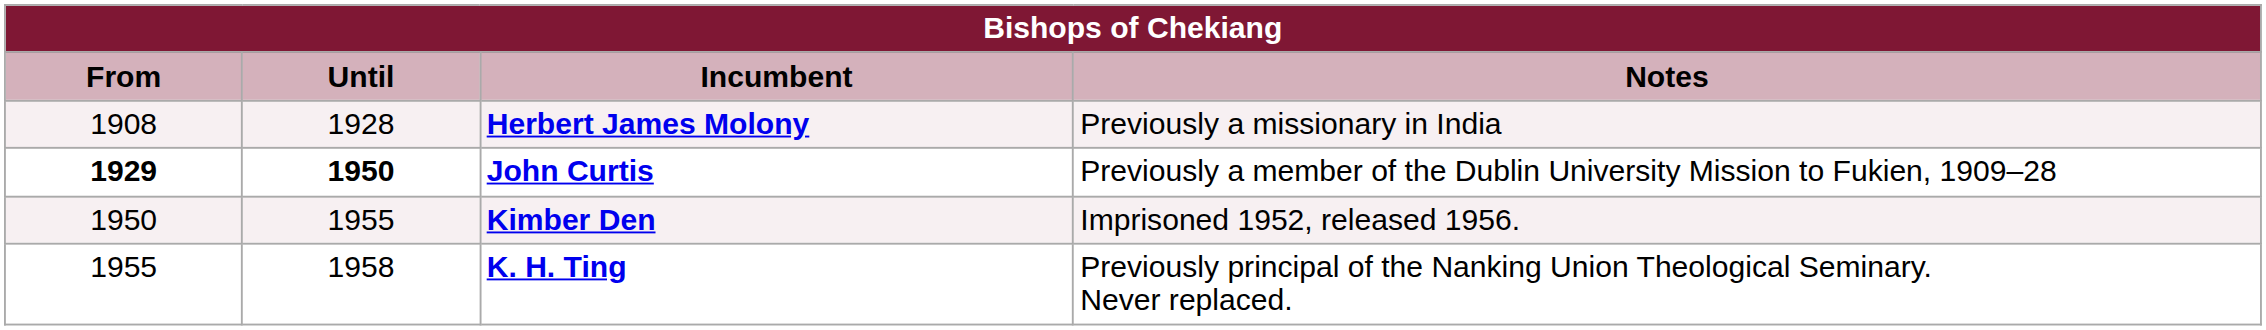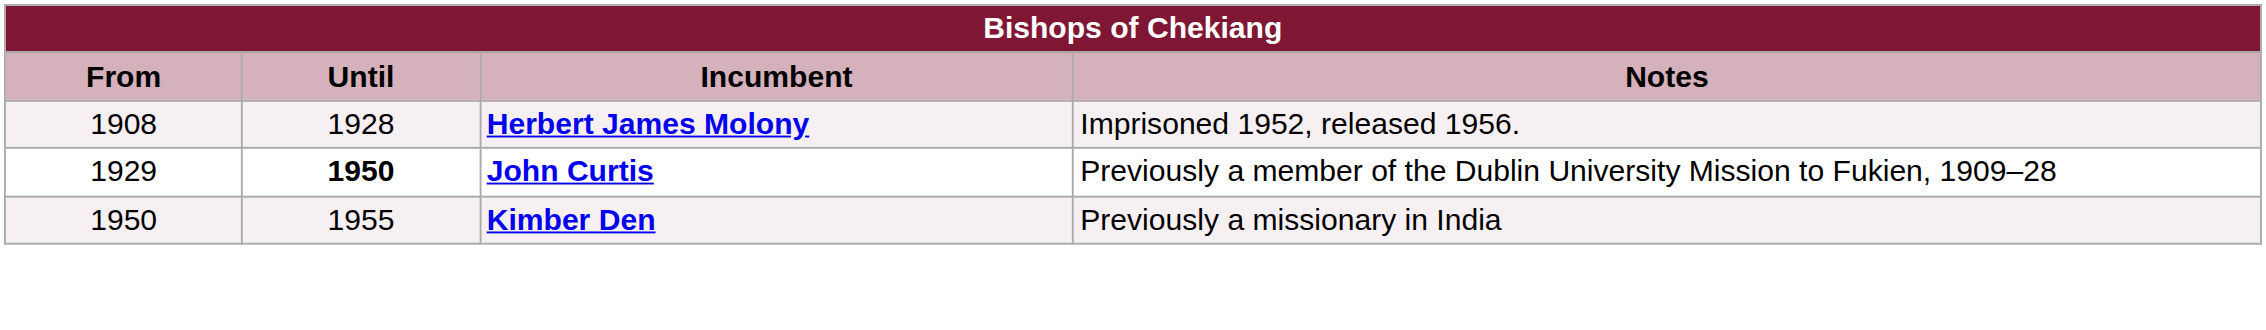(1291, 123) Previously a missionary in India -> (1300, 123) Imprisoned 1952, released 1956.
(124, 171) bold -> (124, 171) normal
(1300, 219) Imprisoned 1952, released 1956. -> (1291, 219) Previously a missionary in India
- row: (557, 266)
